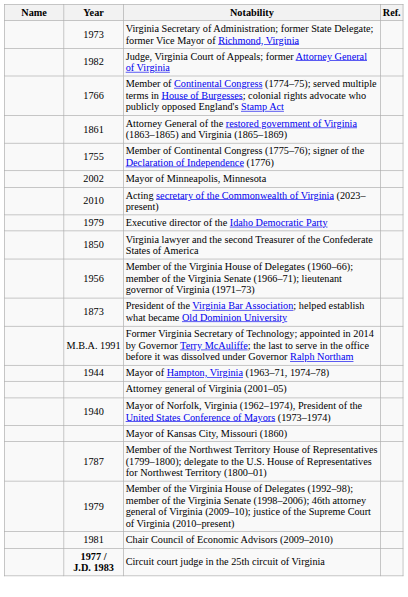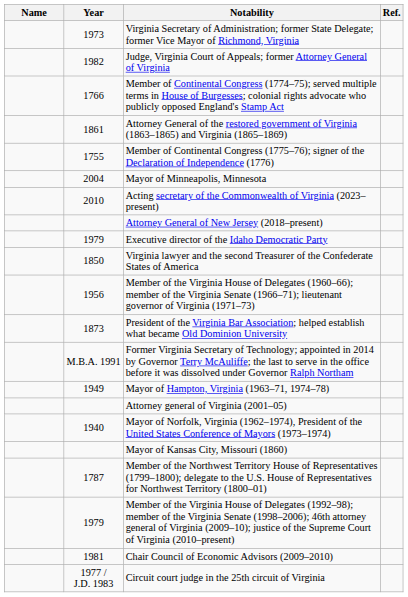(94, 179) 2002 -> (94, 179) 2004
+ row: (224, 223)
(94, 373) 1944 -> (94, 389) 1949
(94, 562) bold -> (94, 578) normal
